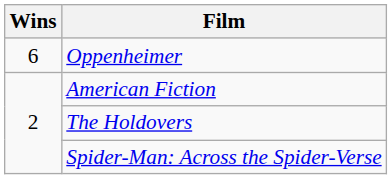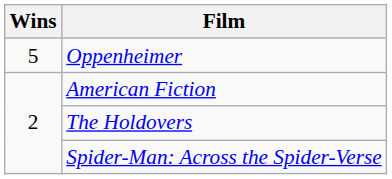(33, 55) 6 -> (33, 55) 5
